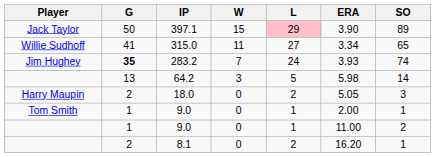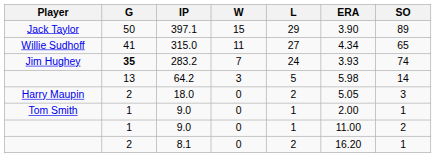(294, 29) pink background -> (294, 29) no background
(348, 45) 3.34 -> (348, 45) 4.34
